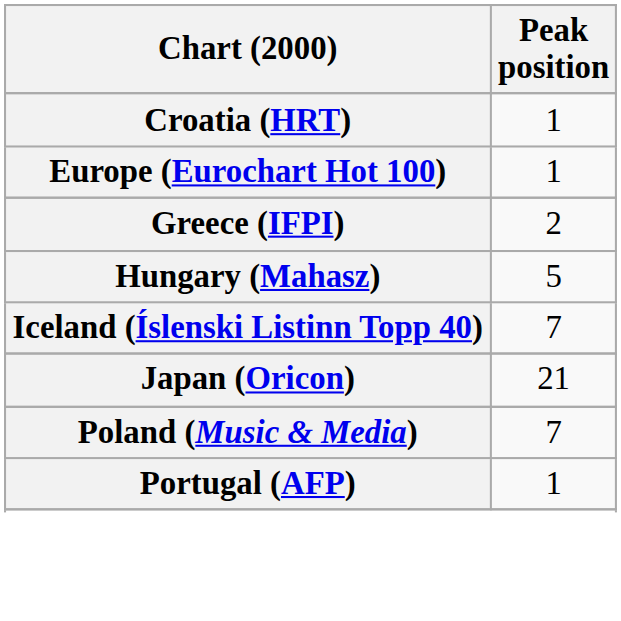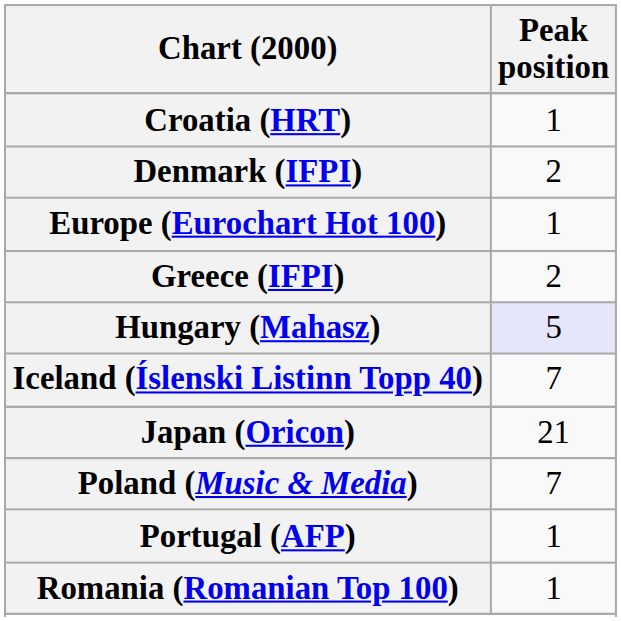+ row: (248, 171)
(554, 275) no background -> (554, 327) lavender background
+ row: (248, 587)
